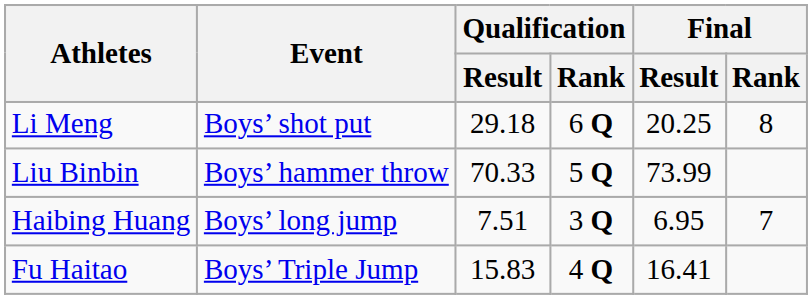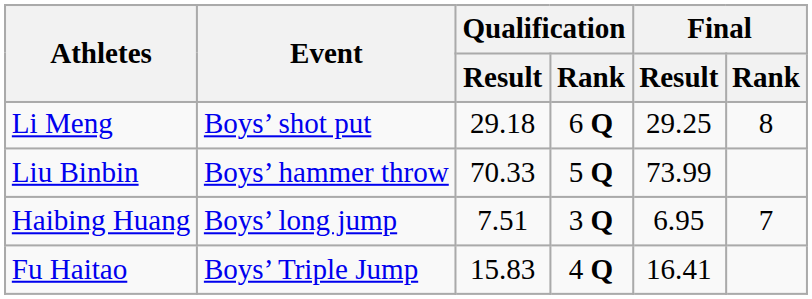(679, 124) 20.25 -> (679, 124) 29.25
